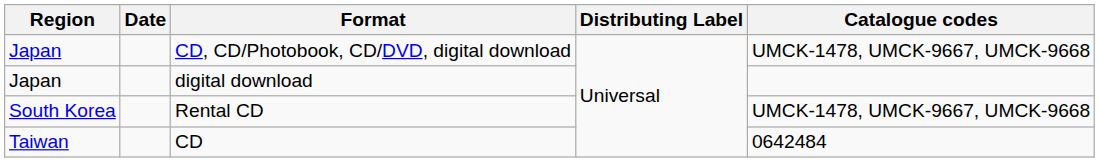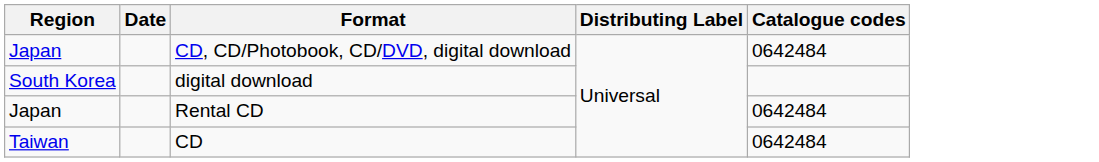(921, 50) UMCK-1478, UMCK-9667, UMCK-9668 -> (789, 50) 0642484
(35, 80) Japan -> (62, 80) South Korea
(62, 111) South Korea -> (35, 111) Japan
(921, 111) UMCK-1478, UMCK-9667, UMCK-9668 -> (789, 111) 0642484
